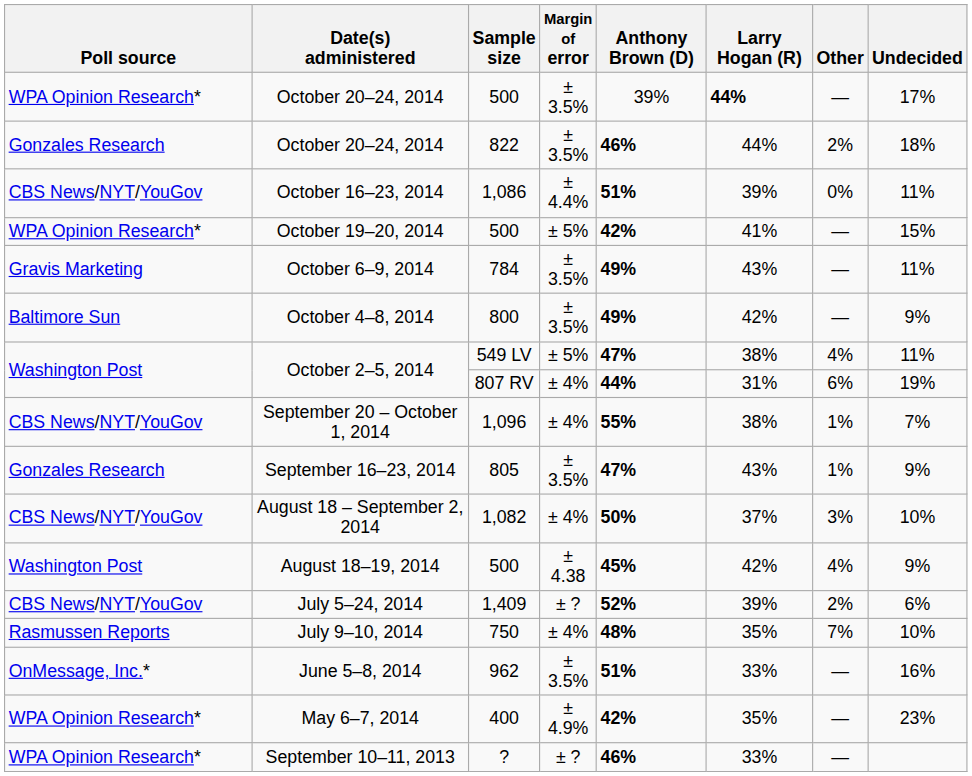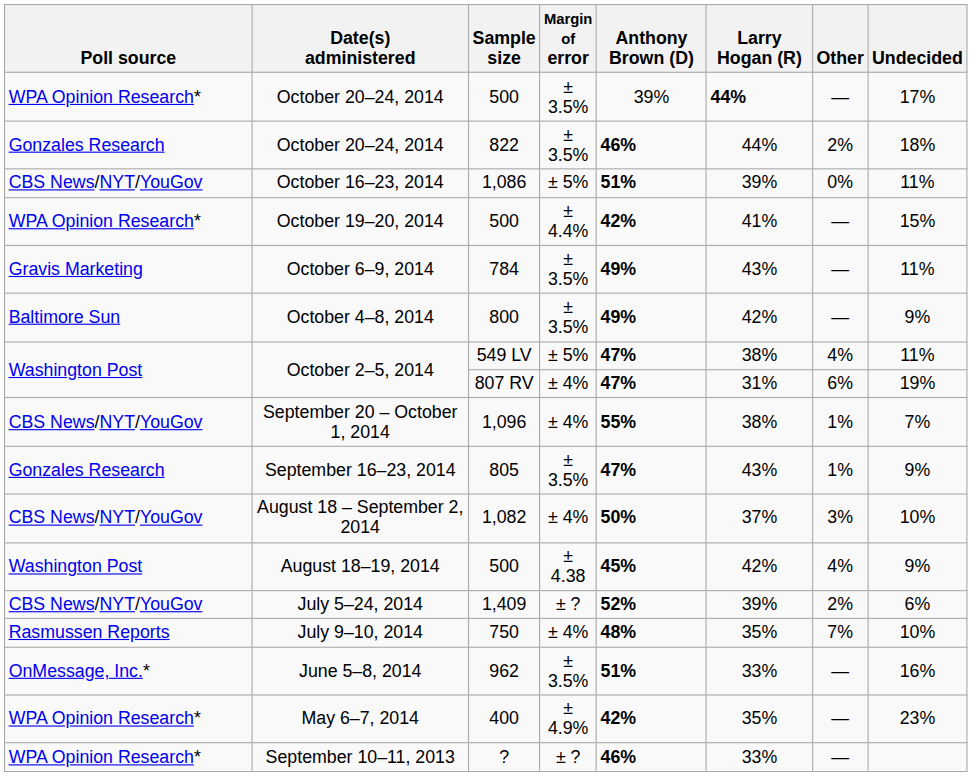(568, 192) ± 4.4% -> (568, 183) ± 5%
(568, 231) ± 5% -> (568, 221) ± 4.4%
(618, 383) 44% -> (618, 383) 47%
